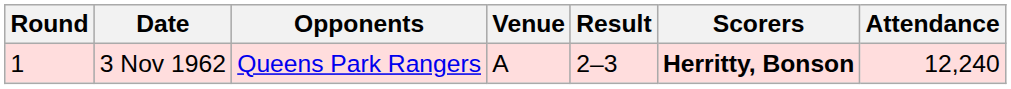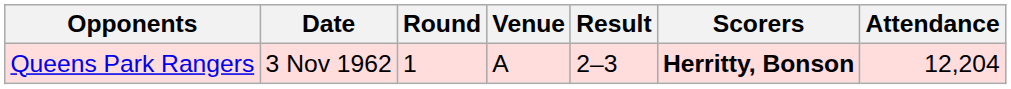columns swapped: (49, 24) <-> (359, 24)
(962, 63) 12,240 -> (962, 63) 12,204
